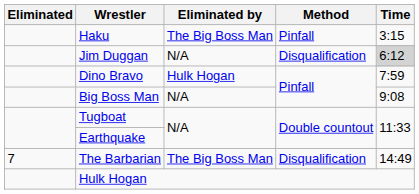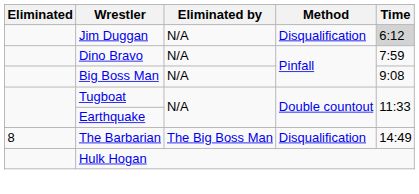- row: (94, 35)
(201, 76) Hulk Hogan -> (178, 55) N/A
(11, 158) 7 -> (11, 138) 8
